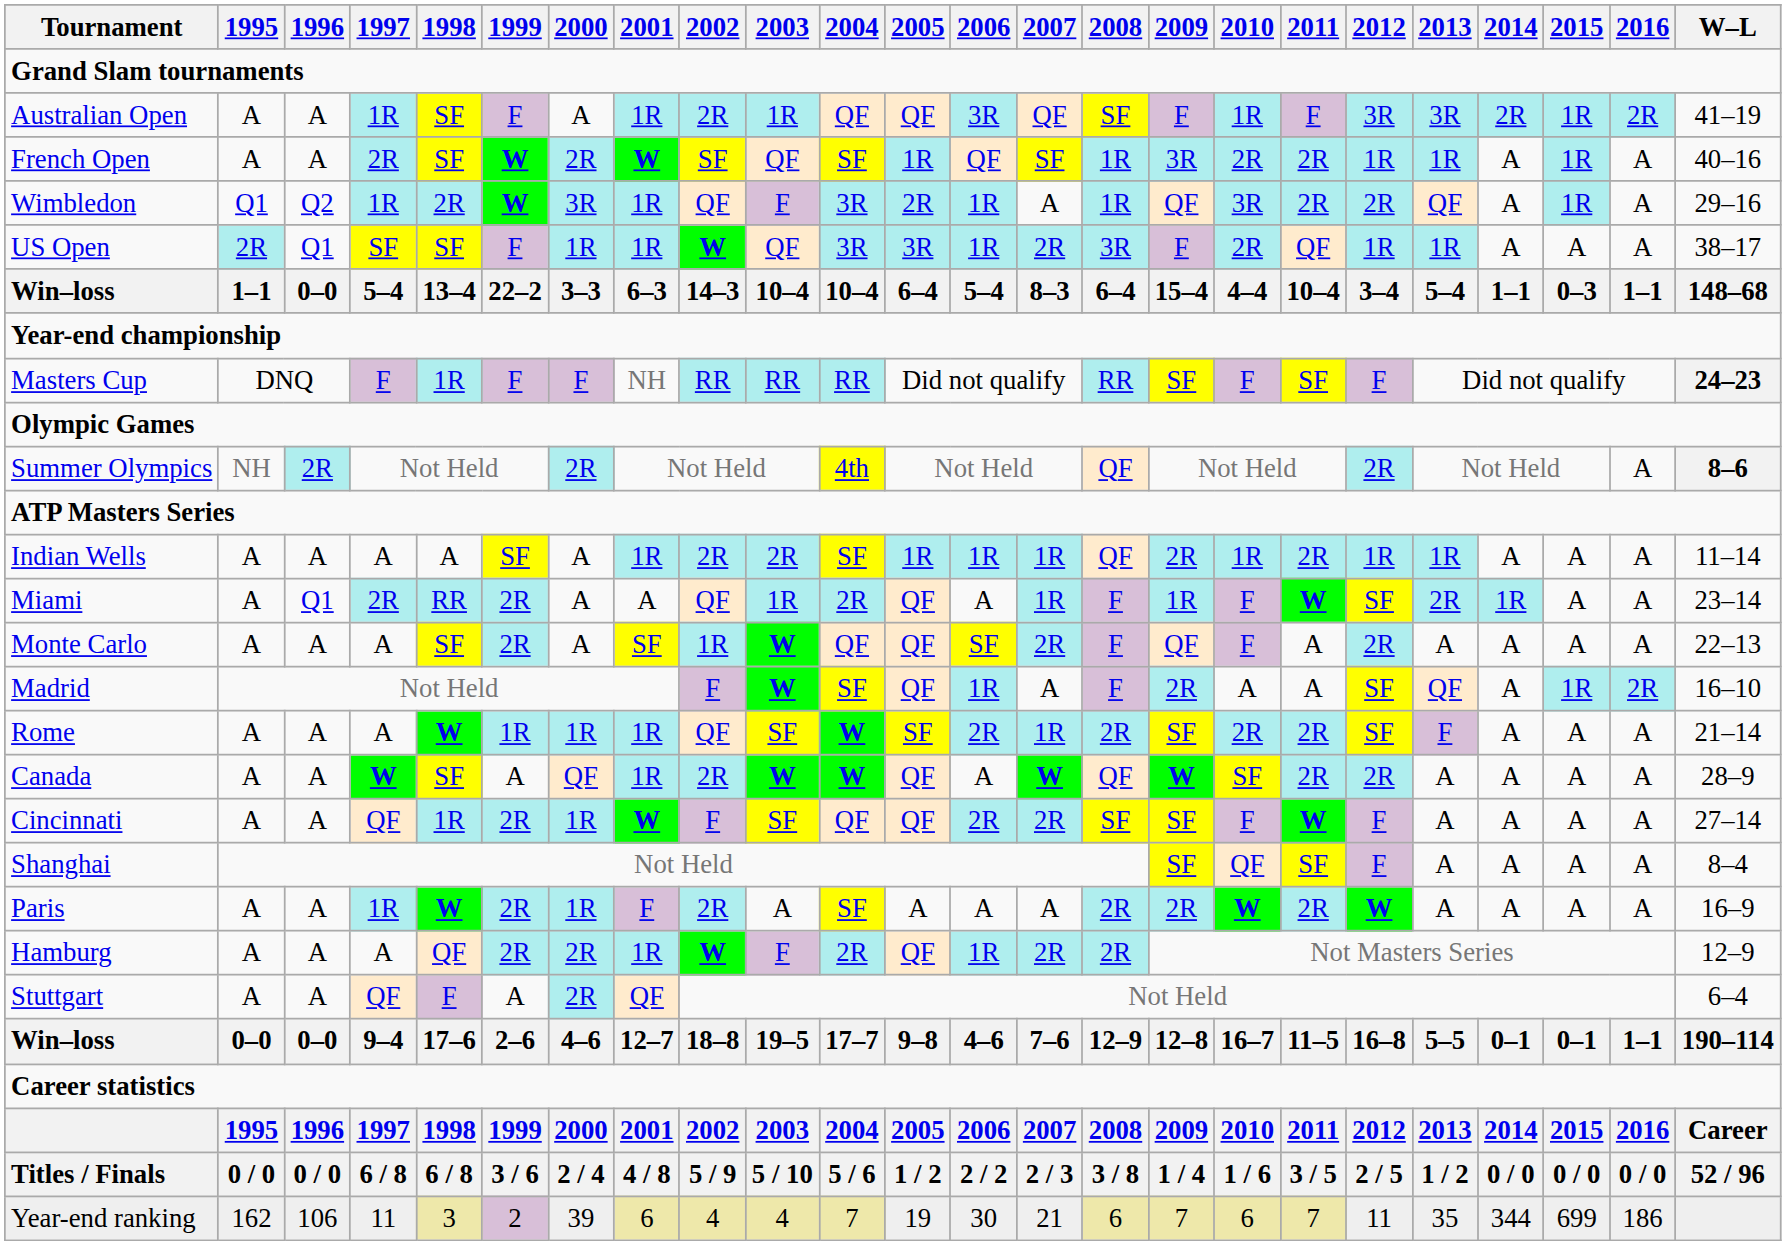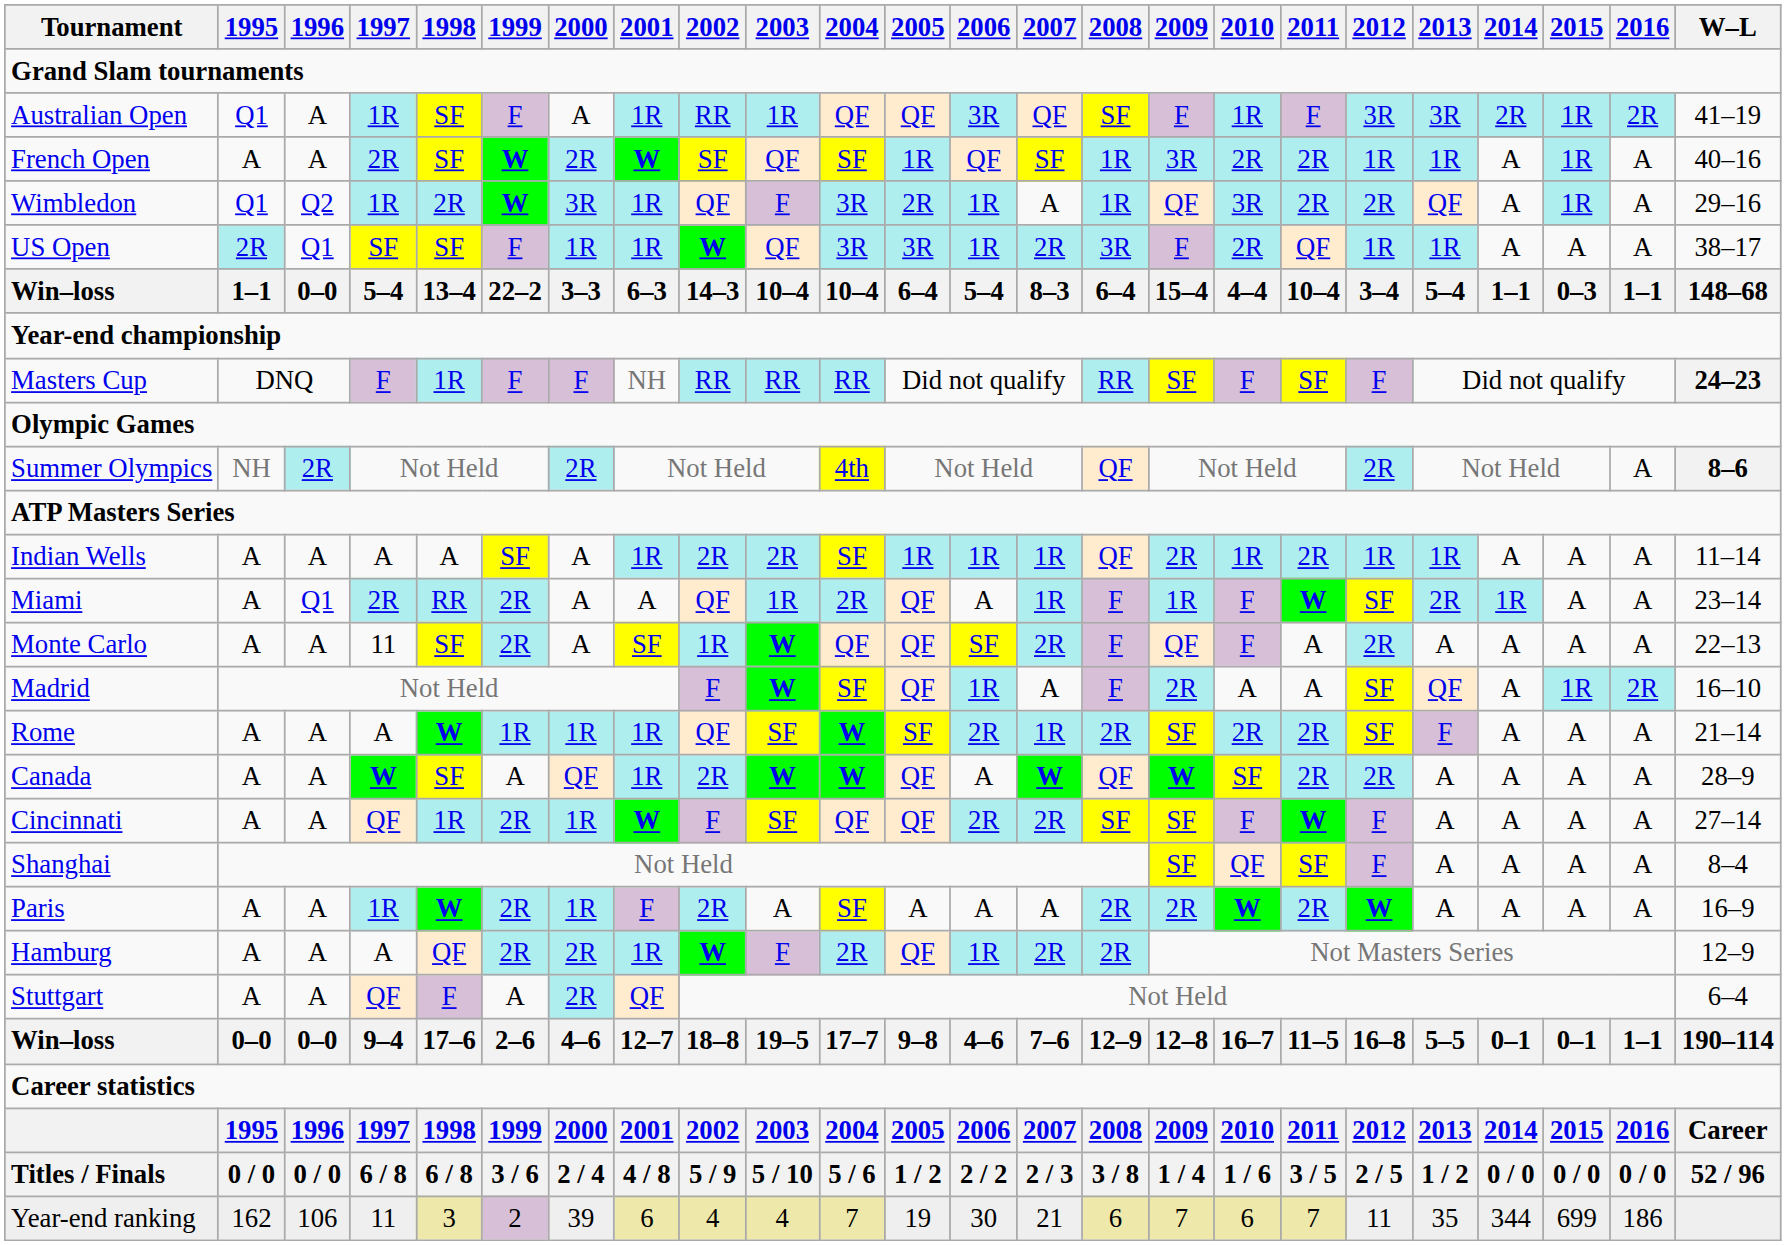(251, 114) A -> (251, 114) Q1
(713, 114) 2R -> (713, 114) RR
(383, 644) A -> (383, 644) 11
